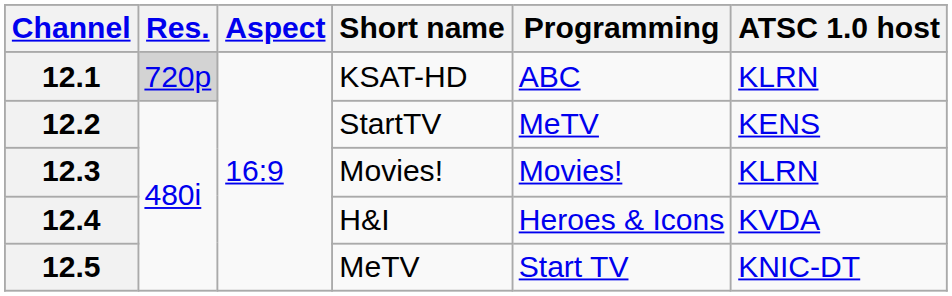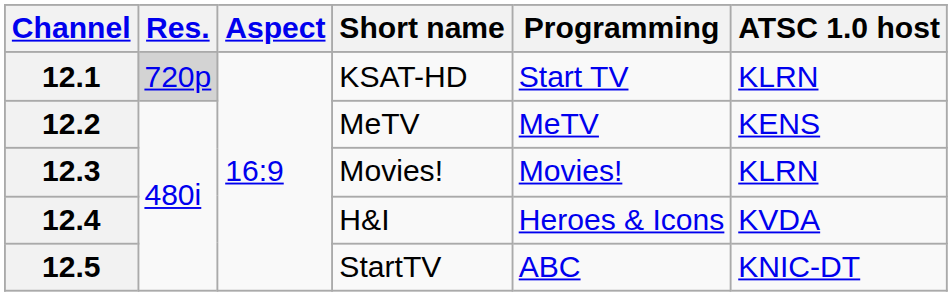(550, 76) ABC -> (574, 76) Start TV
(390, 123) StartTV -> (379, 123) MeTV
(379, 266) MeTV -> (390, 266) StartTV
(574, 266) Start TV -> (550, 266) ABC
